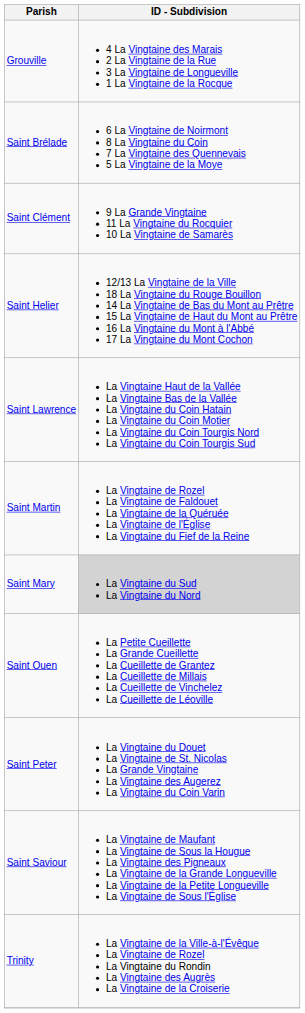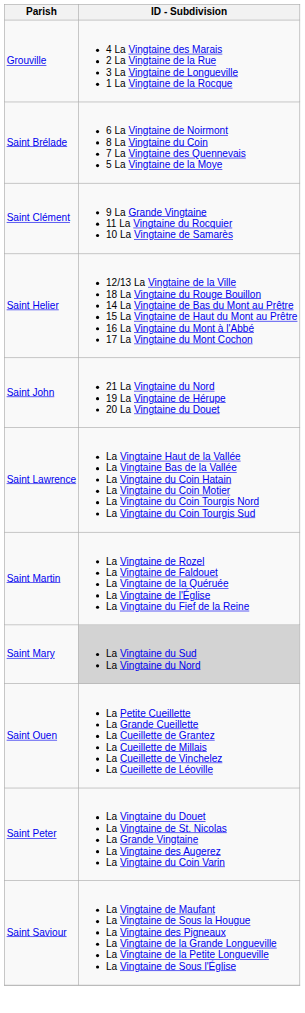+ row: (30, 392)
- row: (20, 961)
